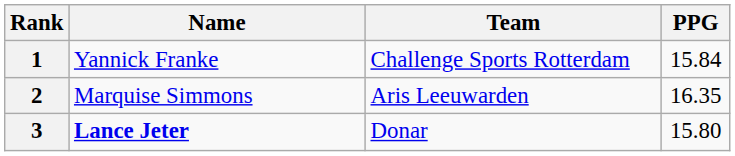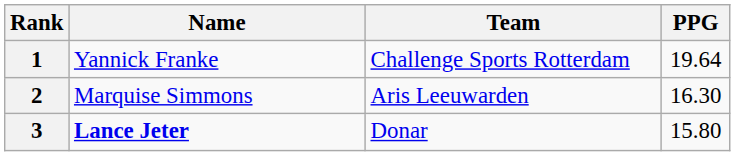(696, 58) 15.84 -> (696, 58) 19.64
(696, 95) 16.35 -> (696, 95) 16.30
